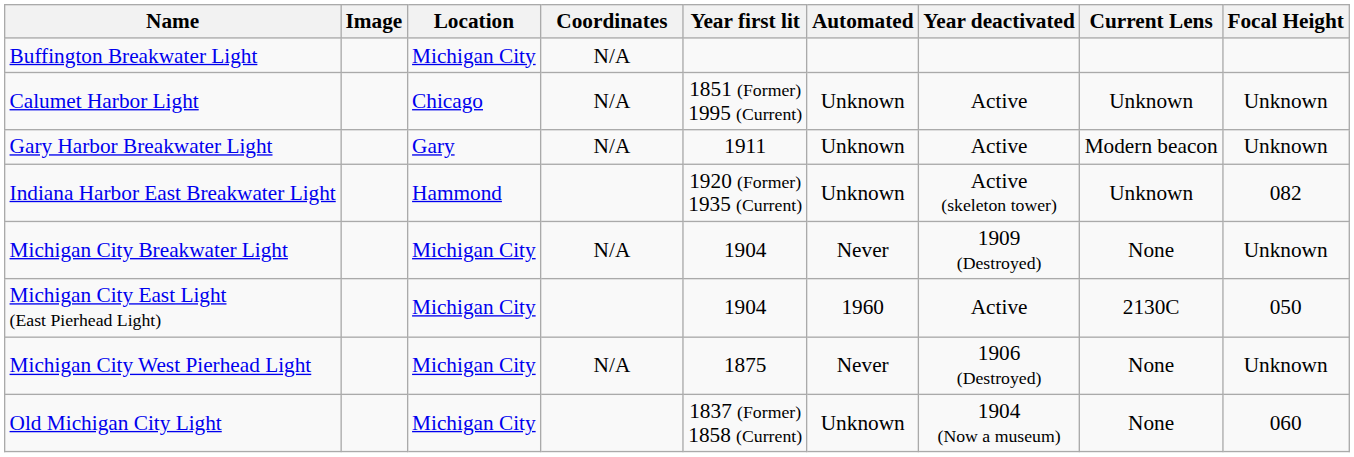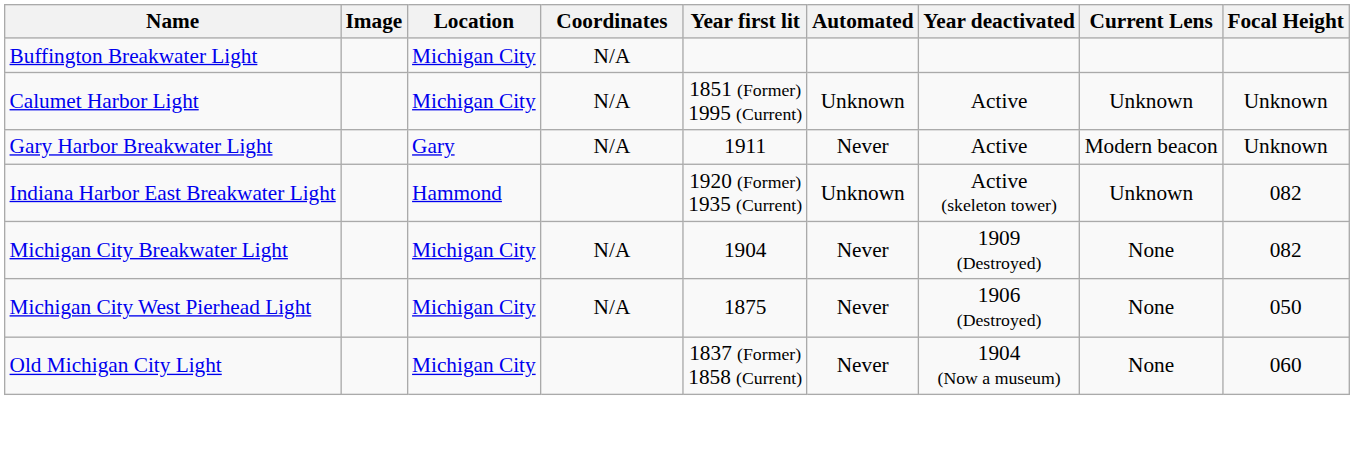(448, 100) Chicago -> (474, 100) Michigan City
(863, 146) Unknown -> (863, 146) Never
(1286, 249) Unknown -> (1286, 249) 082
- row: (118, 307)
(1286, 365) Unknown -> (1286, 307) 050
(863, 423) Unknown -> (863, 365) Never
